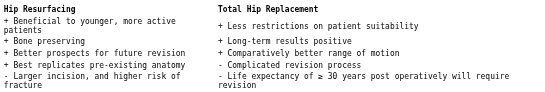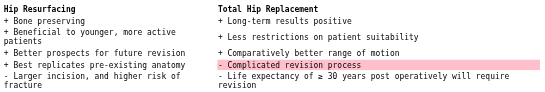rows swapped: (44, 42) <-> (90, 26)
(290, 65) no background -> (290, 65) pink background
